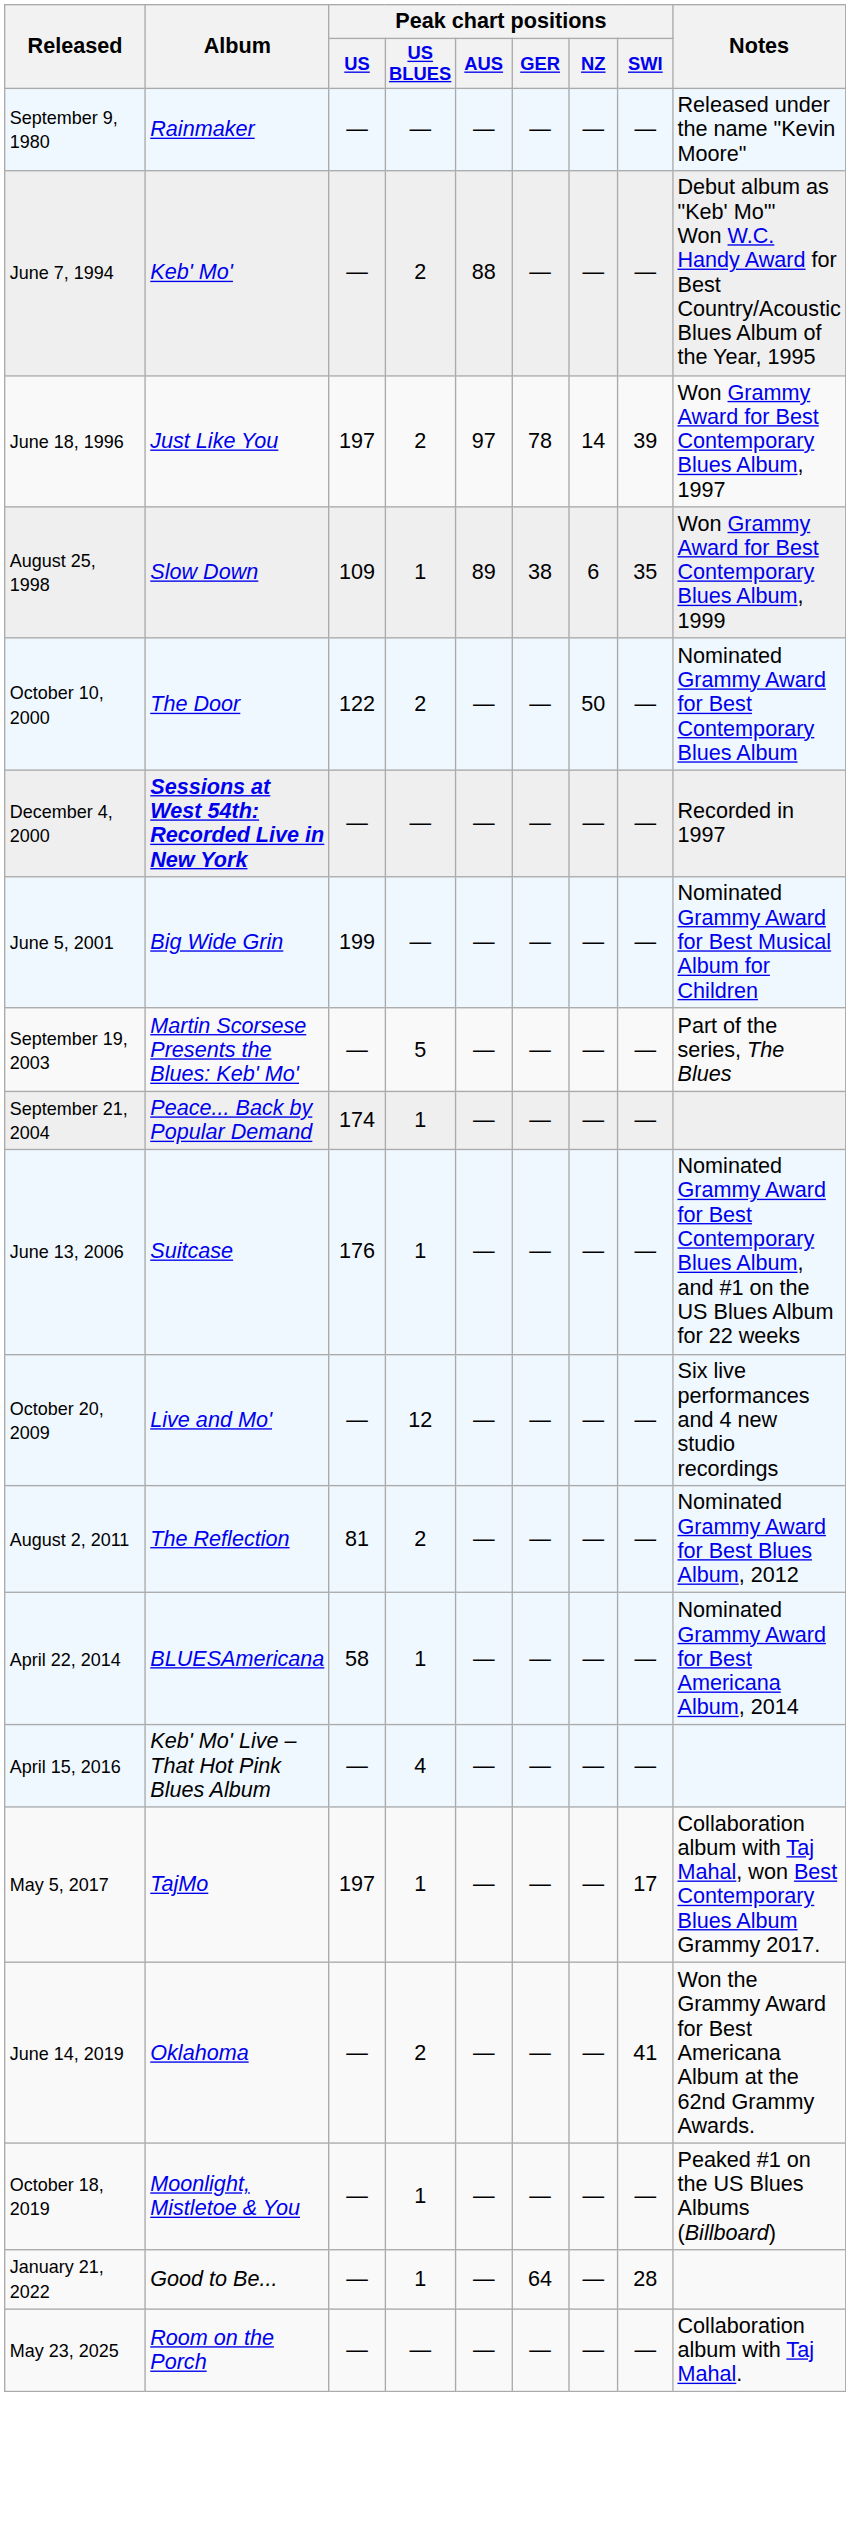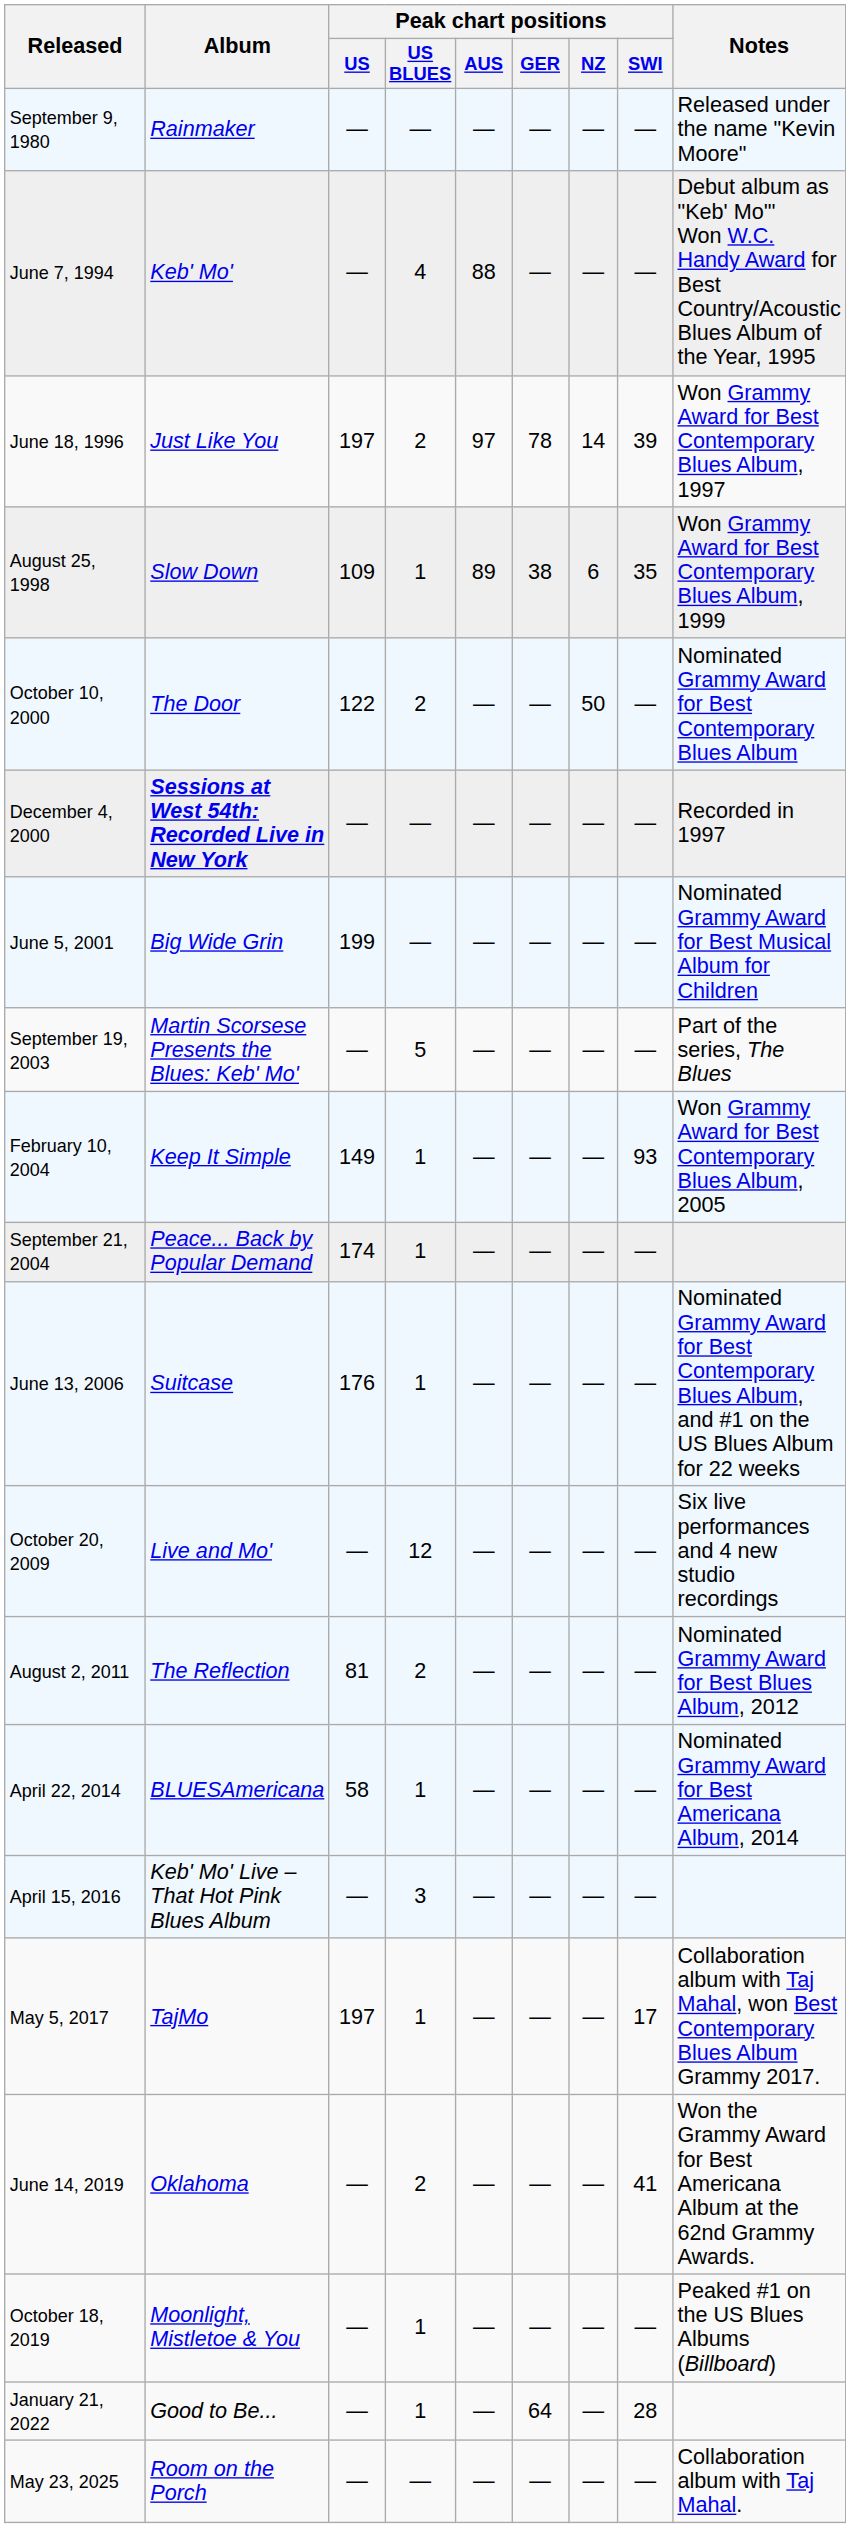(420, 272) 2 -> (420, 272) 4
+ row: (61, 1158)
(420, 1765) 4 -> (420, 1896) 3
